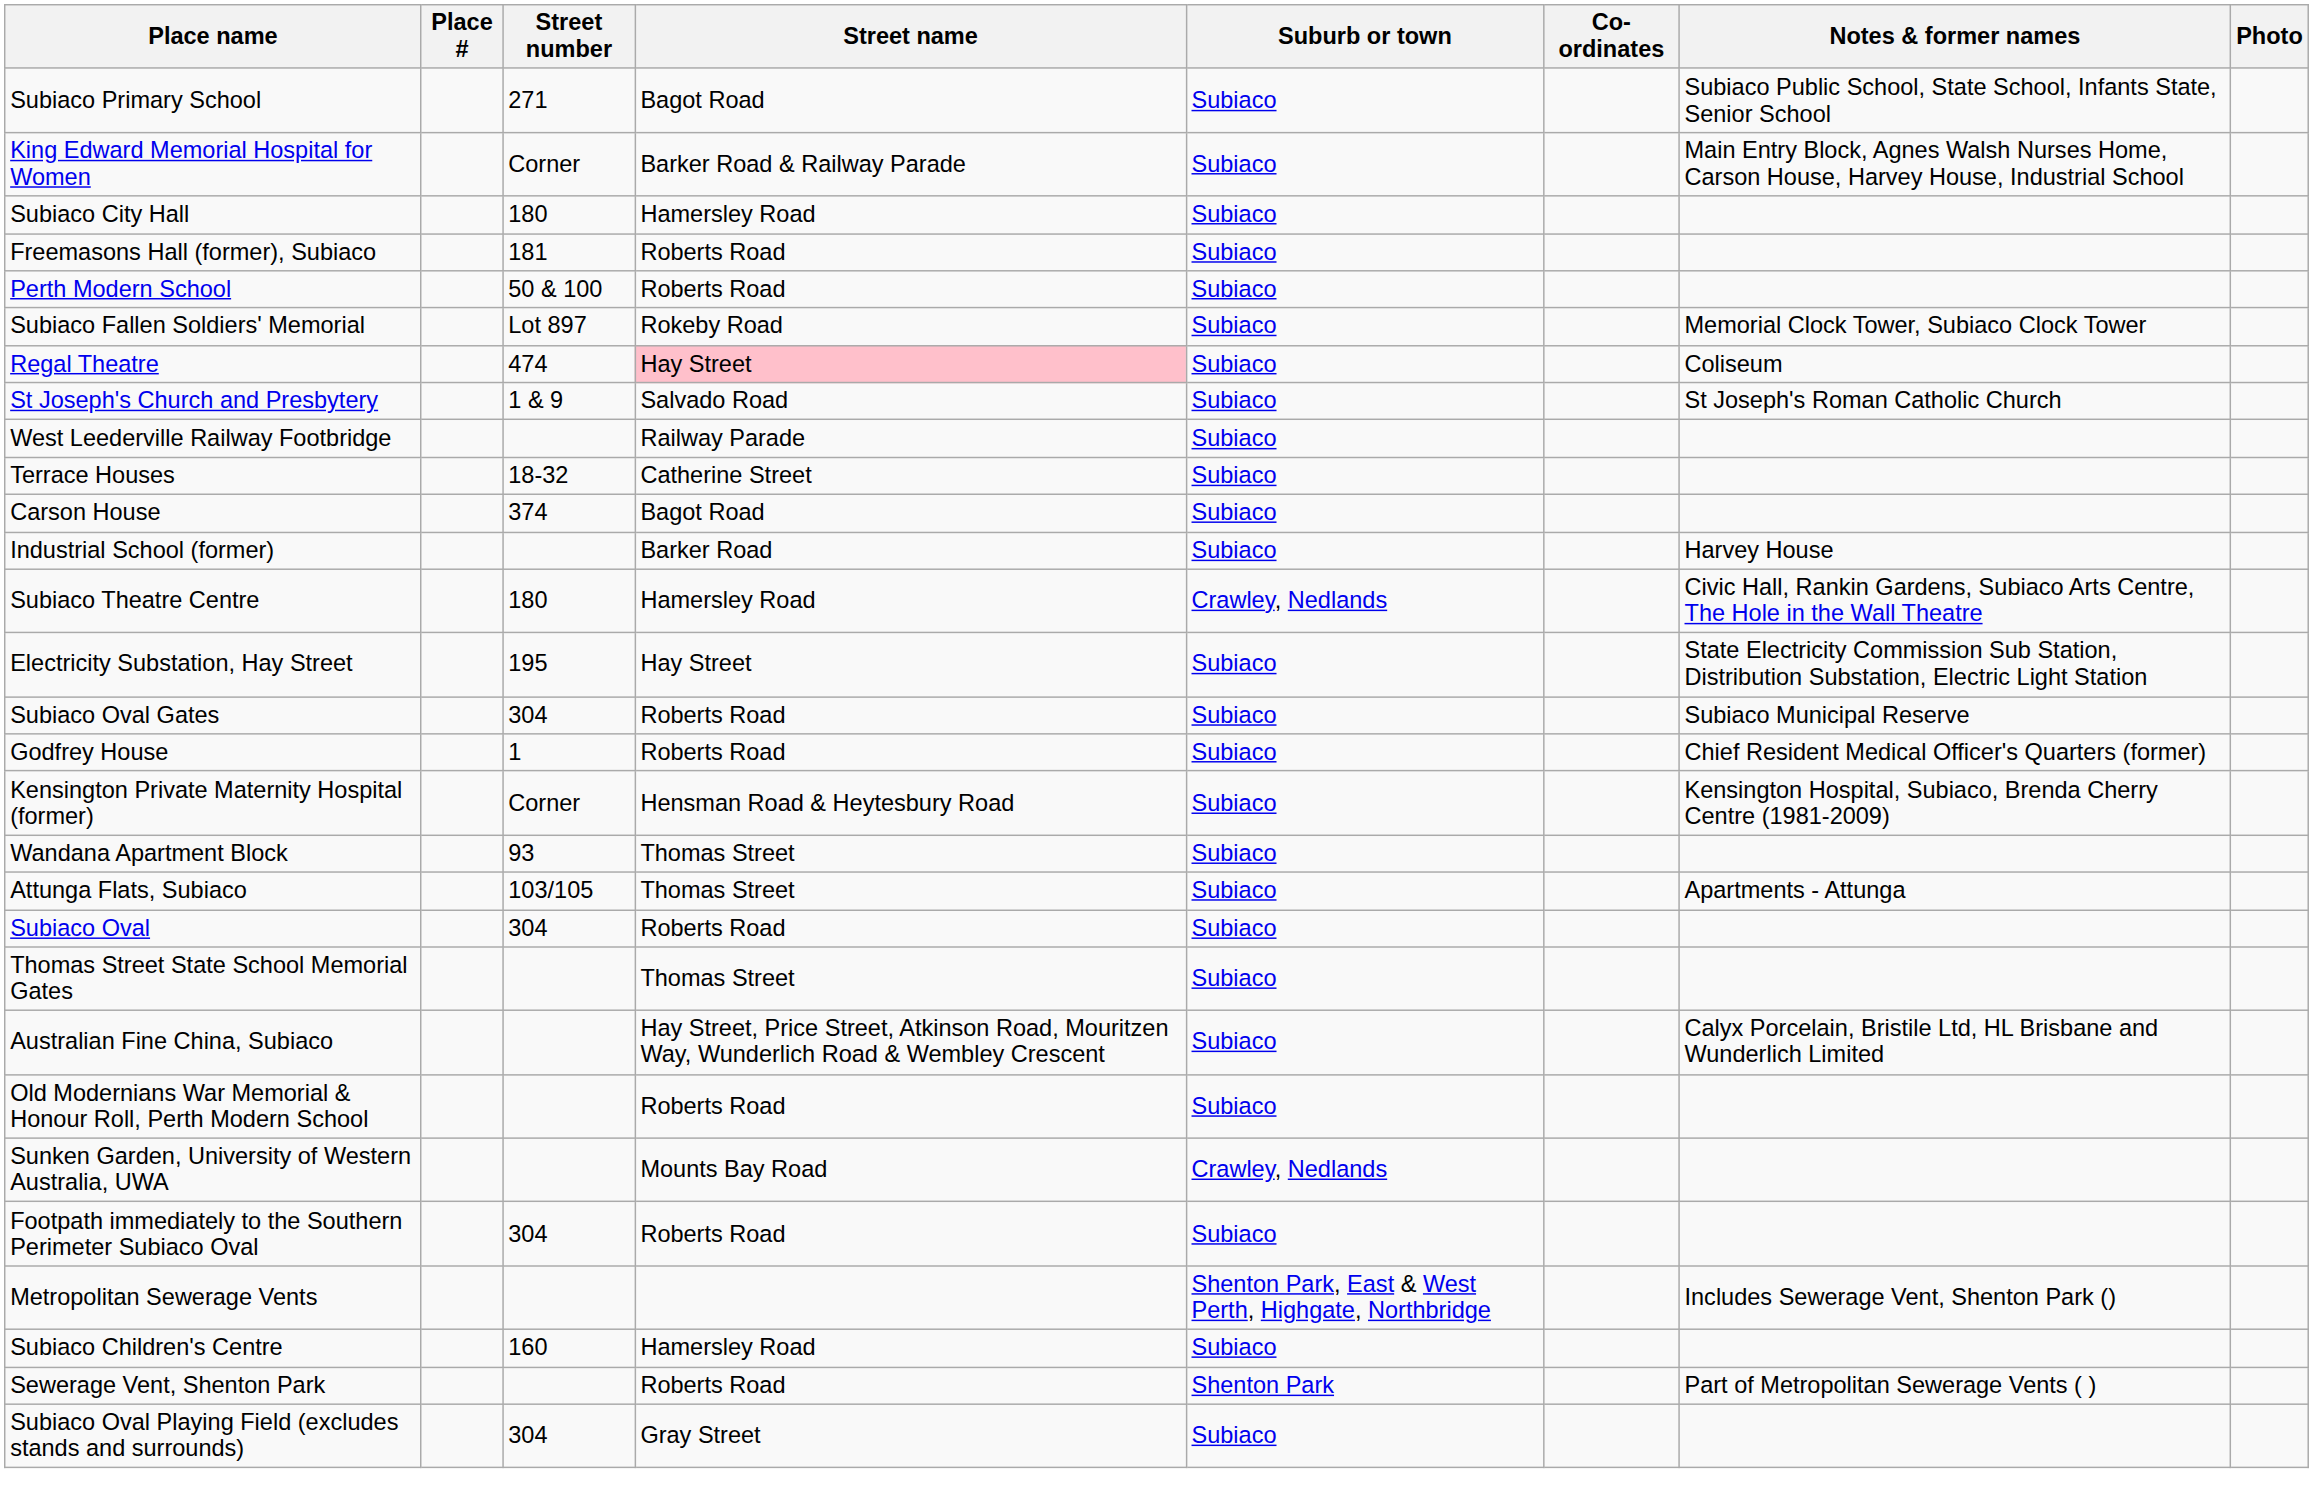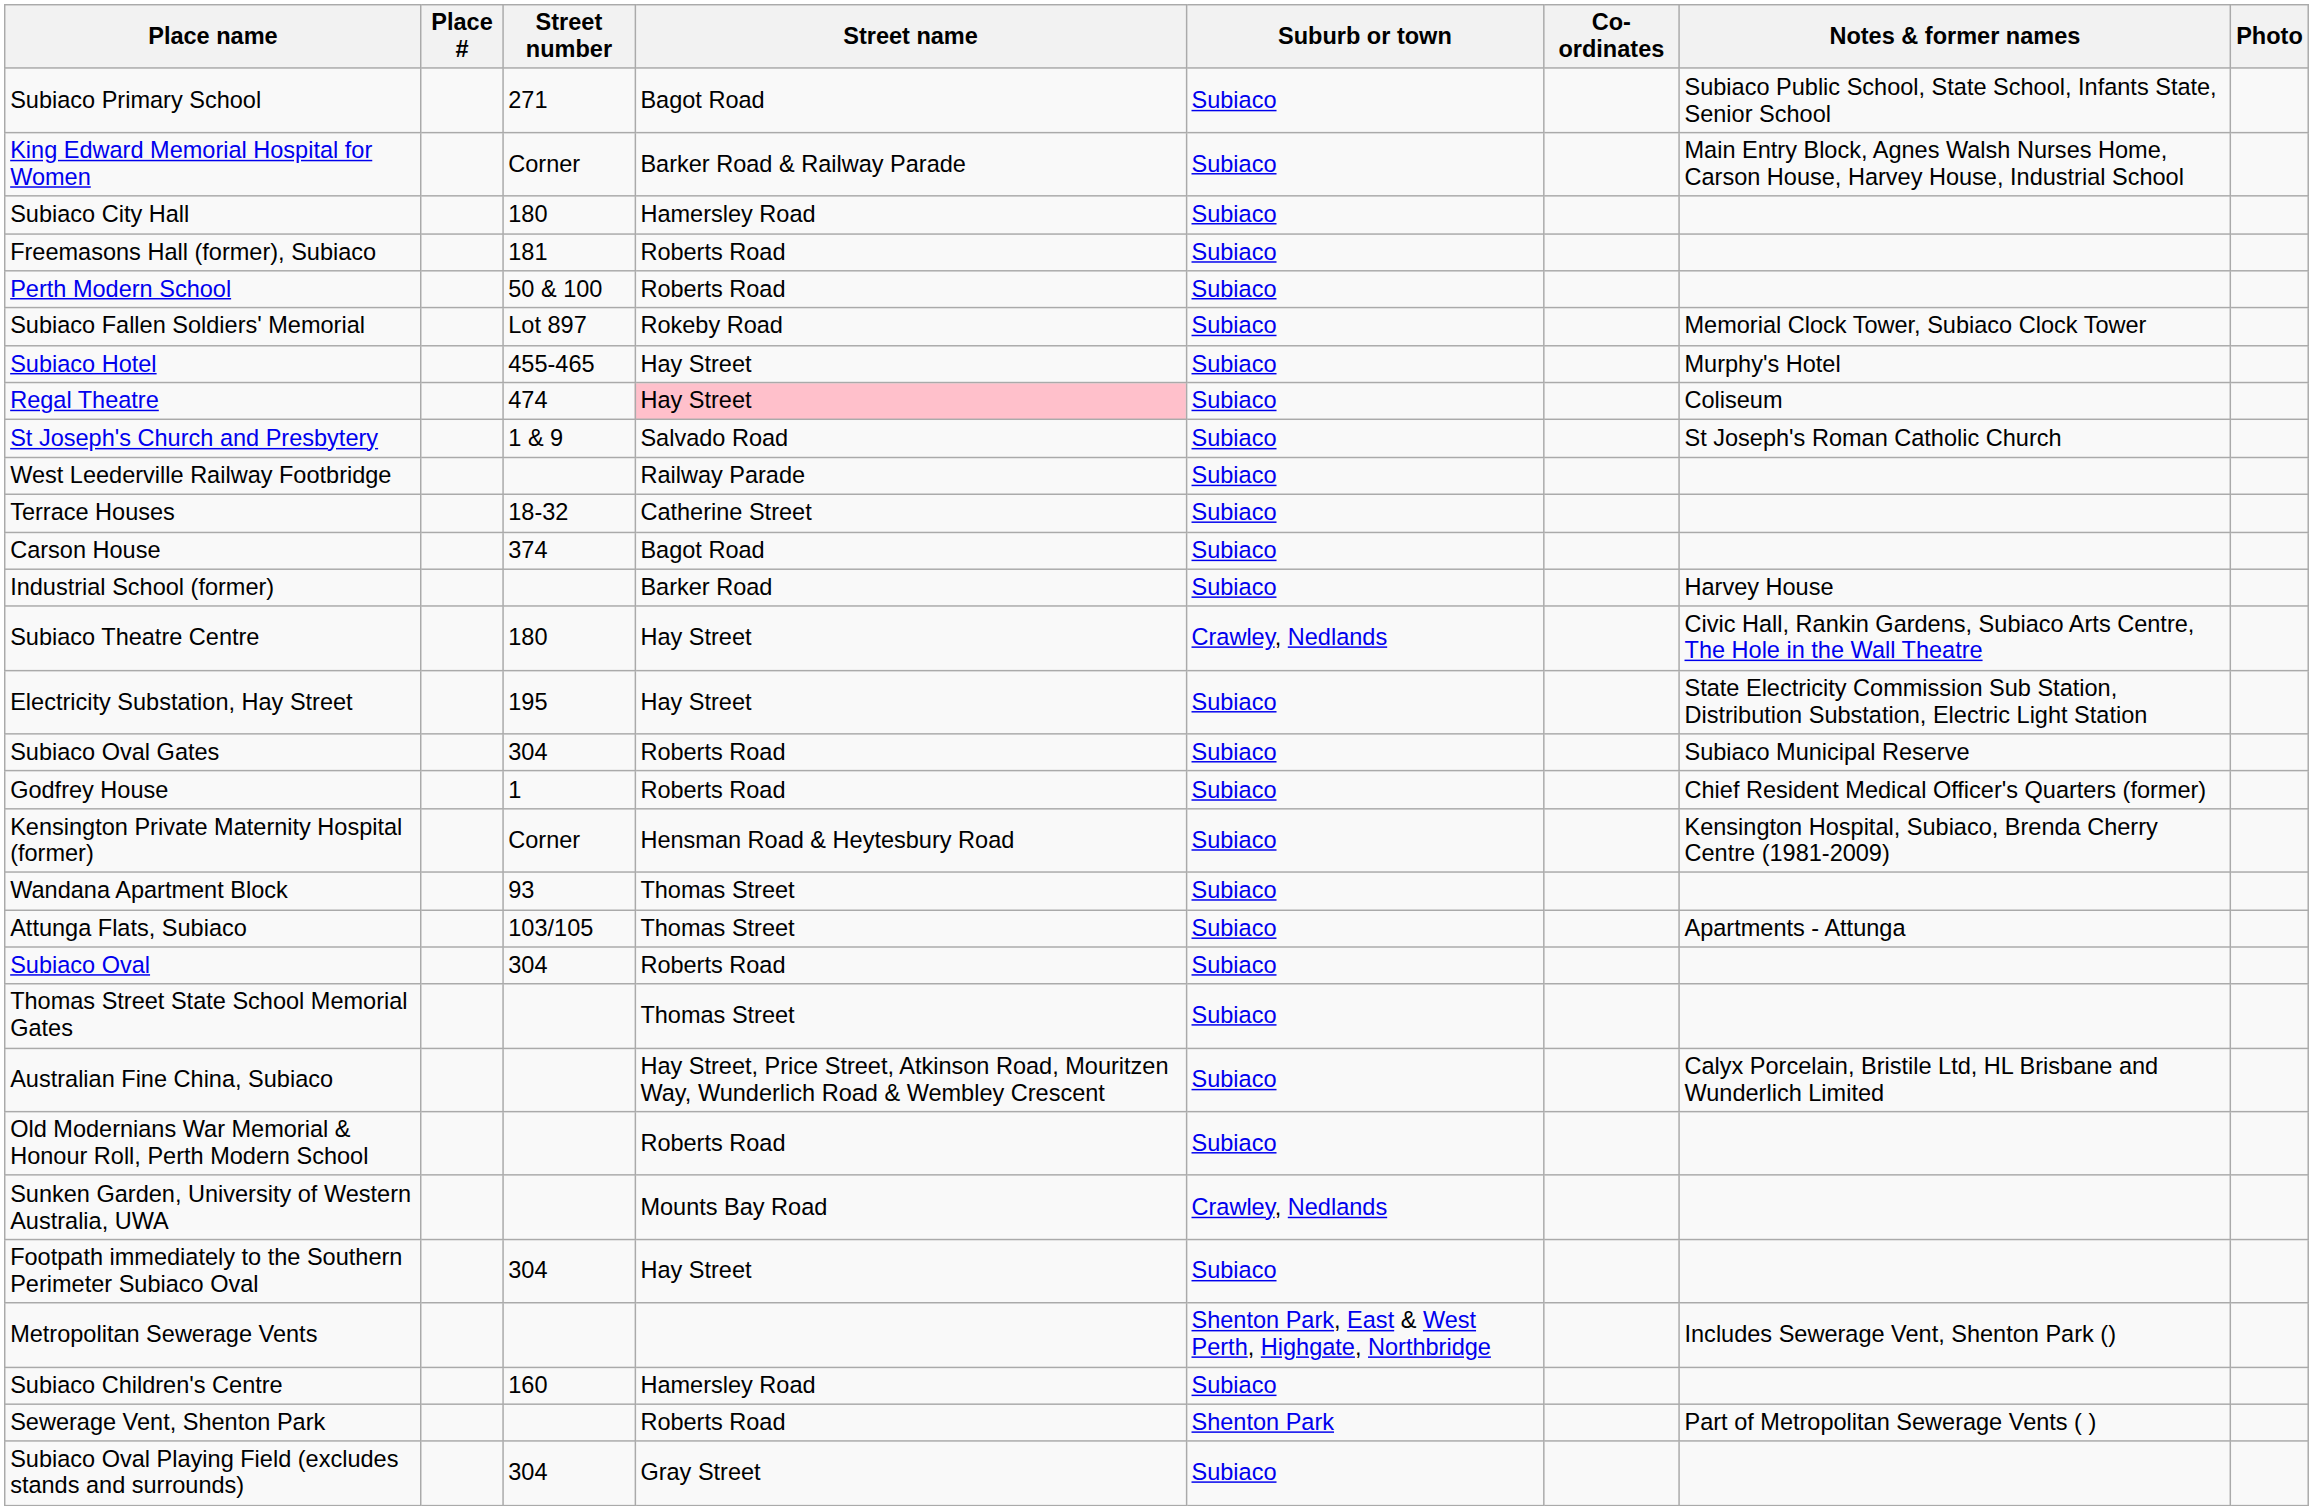+ row: (83, 363)
(728, 600) Hamersley Road -> (696, 637) Hay Street
(713, 1233) Roberts Road -> (696, 1270) Hay Street
